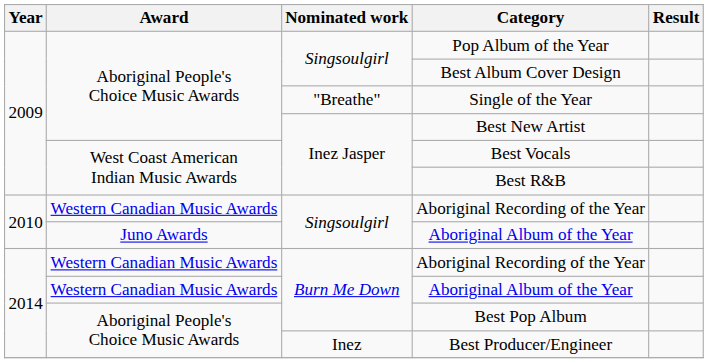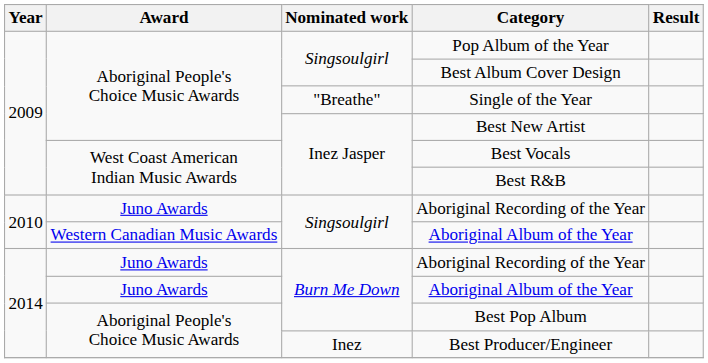(164, 208) Western Canadian Music Awards -> (164, 208) Juno Awards
(164, 235) Juno Awards -> (164, 235) Western Canadian Music Awards
(164, 262) Western Canadian Music Awards -> (164, 262) Juno Awards
(164, 289) Western Canadian Music Awards -> (164, 289) Juno Awards
